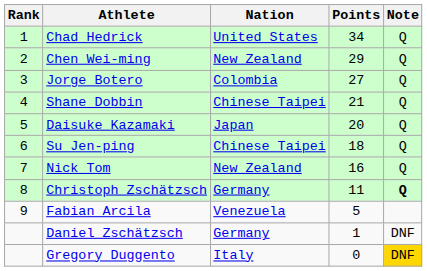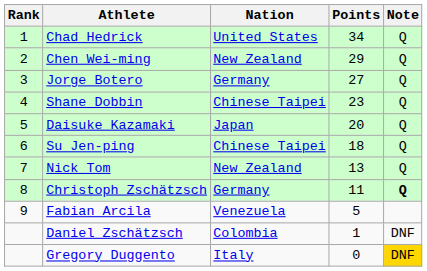(245, 81) Colombia -> (241, 81) Germany
(356, 103) 21 -> (356, 103) 23
(356, 168) 16 -> (356, 168) 13
(241, 234) Germany -> (245, 234) Colombia
